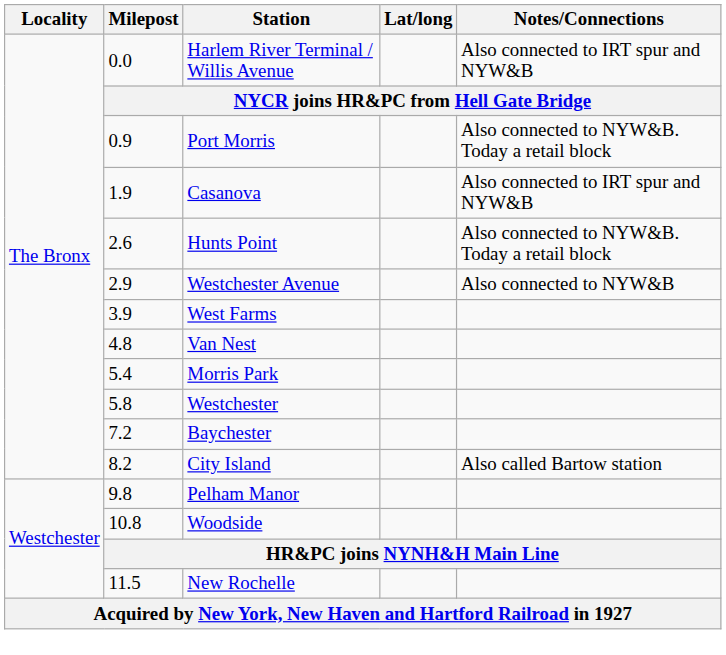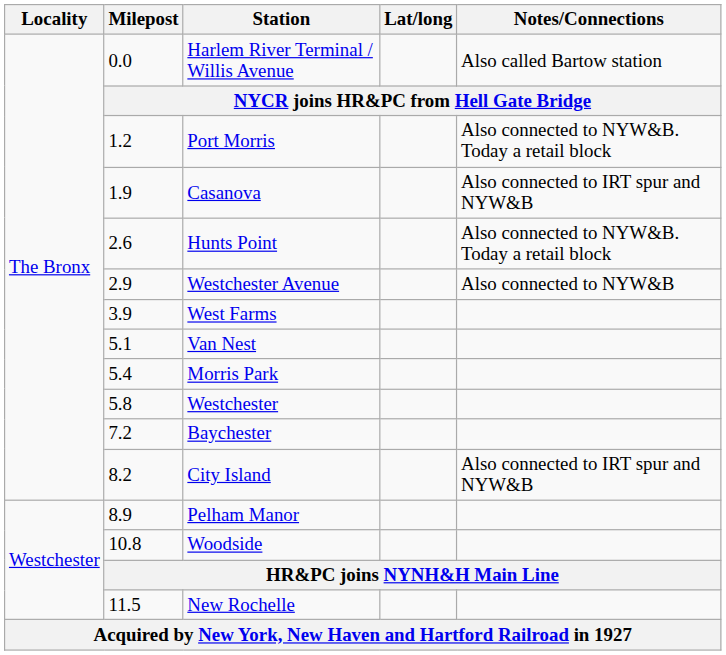(581, 60) Also connected to IRT spur and NYW&B -> (561, 60) Also called Bartow station
(120, 141) 0.9 -> (120, 141) 1.2
(120, 343) 4.8 -> (120, 343) 5.1
(561, 463) Also called Bartow station -> (581, 474) Also connected to IRT spur and NYW&B
(120, 493) 9.8 -> (120, 514) 8.9
